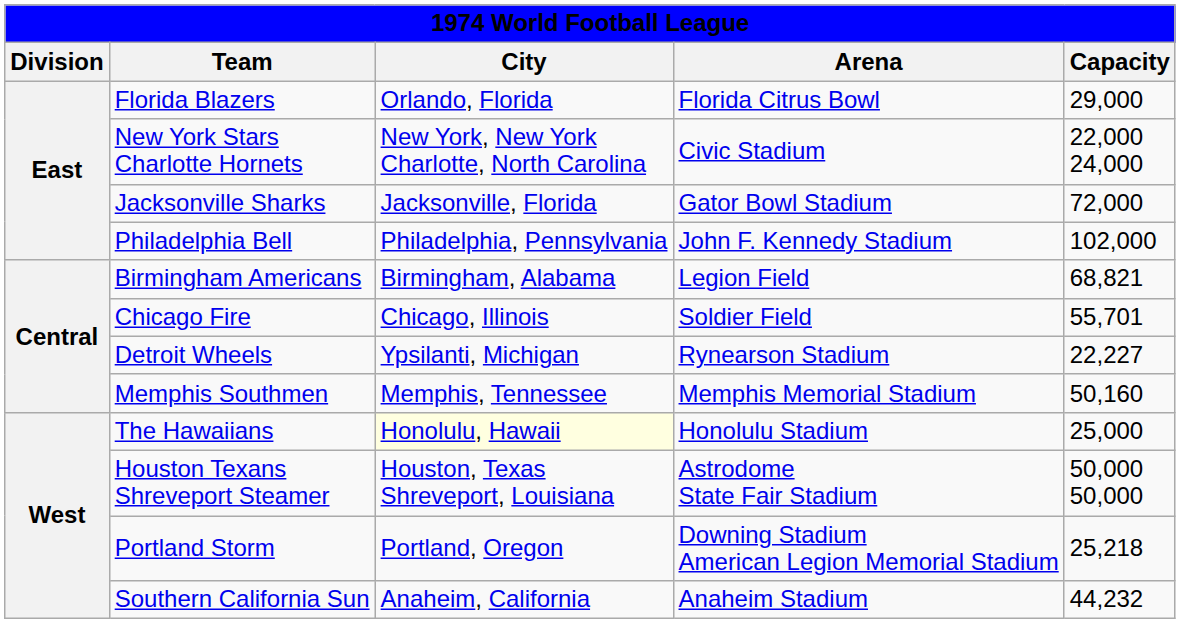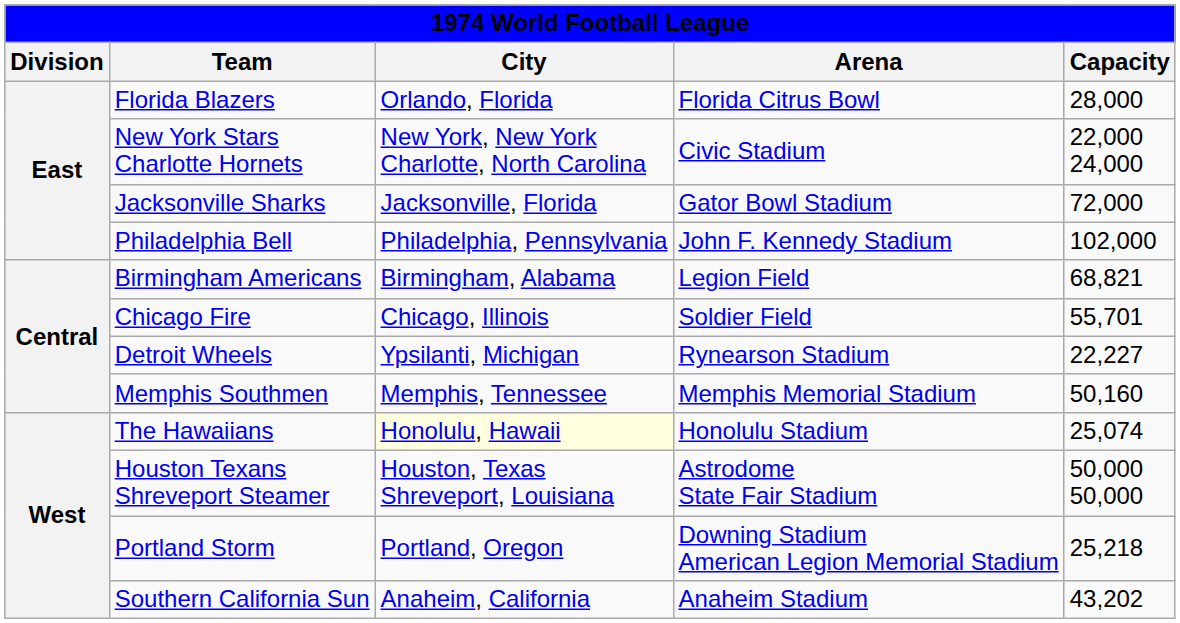(1106, 99) 29,000 -> (1106, 99) 28,000
(1106, 431) 25,000 -> (1106, 431) 25,074
(1106, 599) 44,232 -> (1106, 599) 43,202
